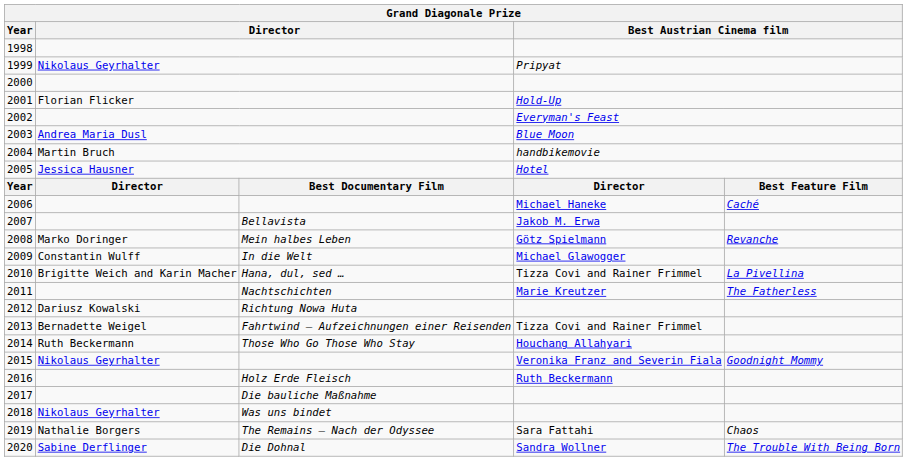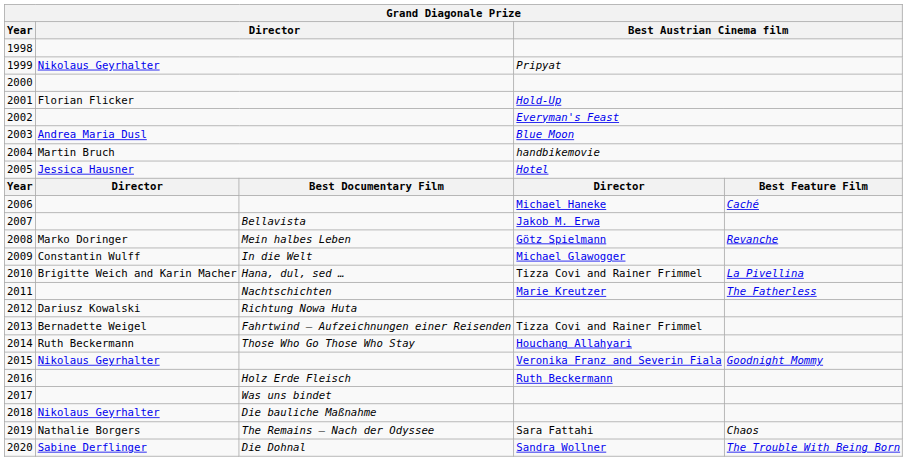(309, 395) Die bauliche Maßnahme -> (287, 395) Was uns bindet
(287, 413) Was uns bindet -> (309, 413) Die bauliche Maßnahme
